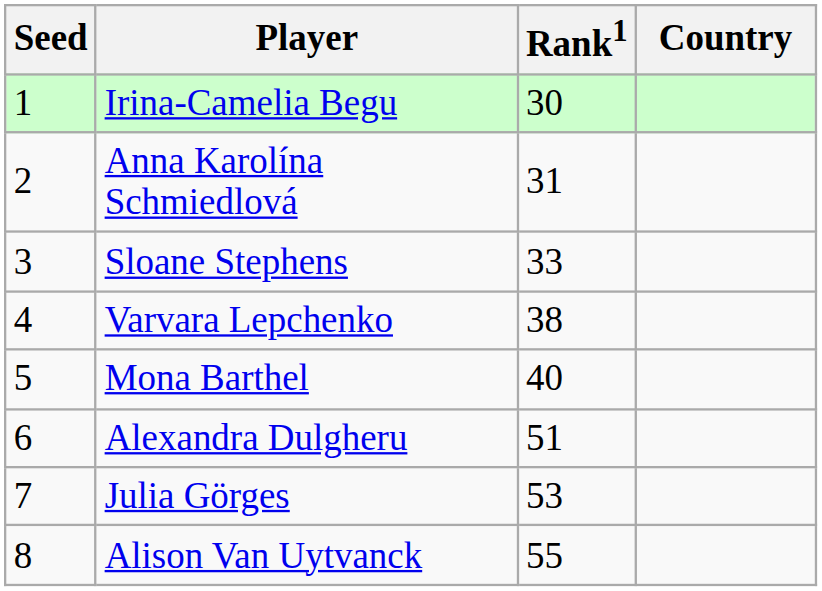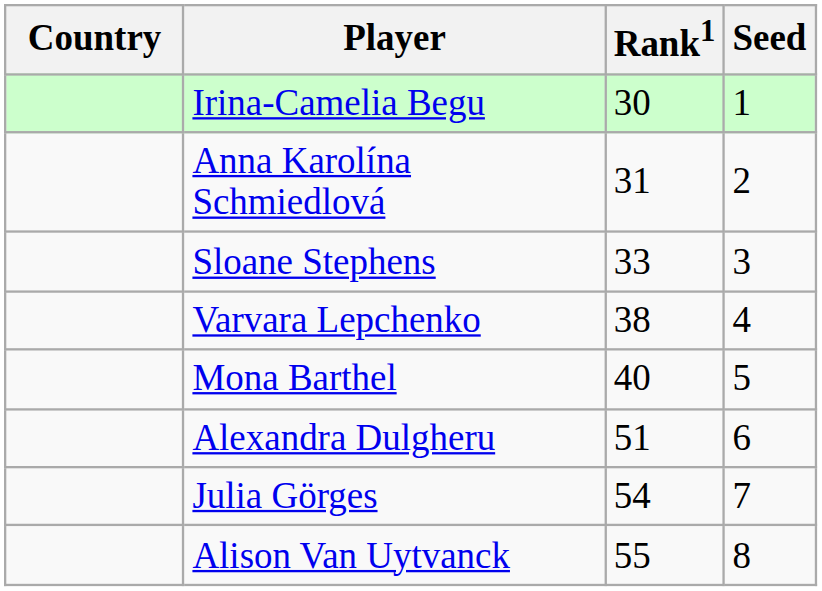columns swapped: (726, 38) <-> (51, 38)
(544, 495) 53 -> (632, 495) 54
